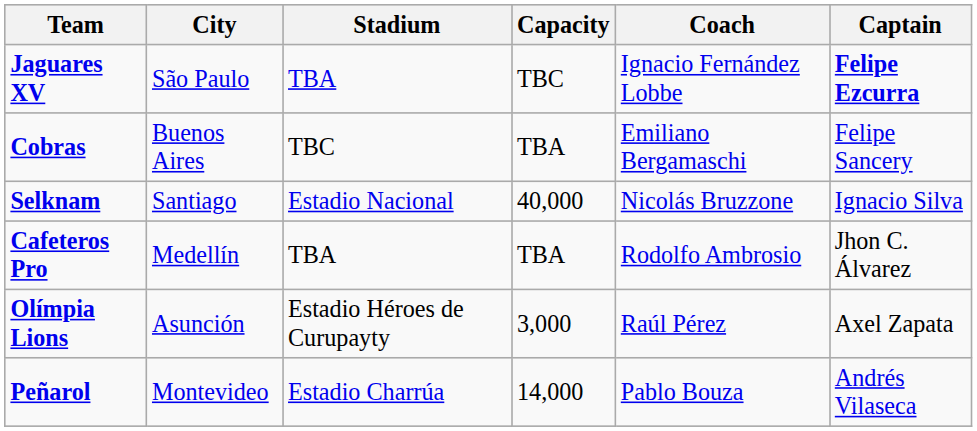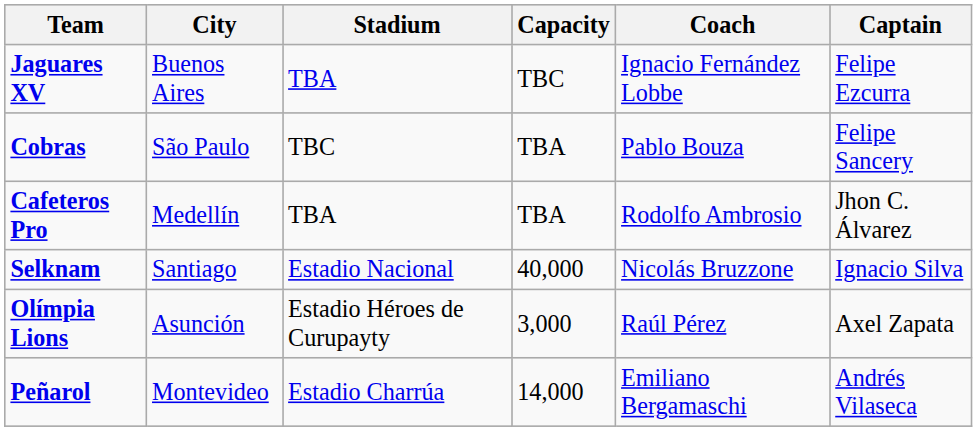(201, 78) São Paulo -> (188, 78) Buenos Aires
(877, 78) bold -> (873, 78) normal
(188, 147) Buenos Aires -> (201, 147) São Paulo
(684, 147) Emiliano Bergamaschi -> (682, 147) Pablo Bouza
rows swapped: (55, 201) <-> (60, 255)
(682, 392) Pablo Bouza -> (684, 392) Emiliano Bergamaschi
